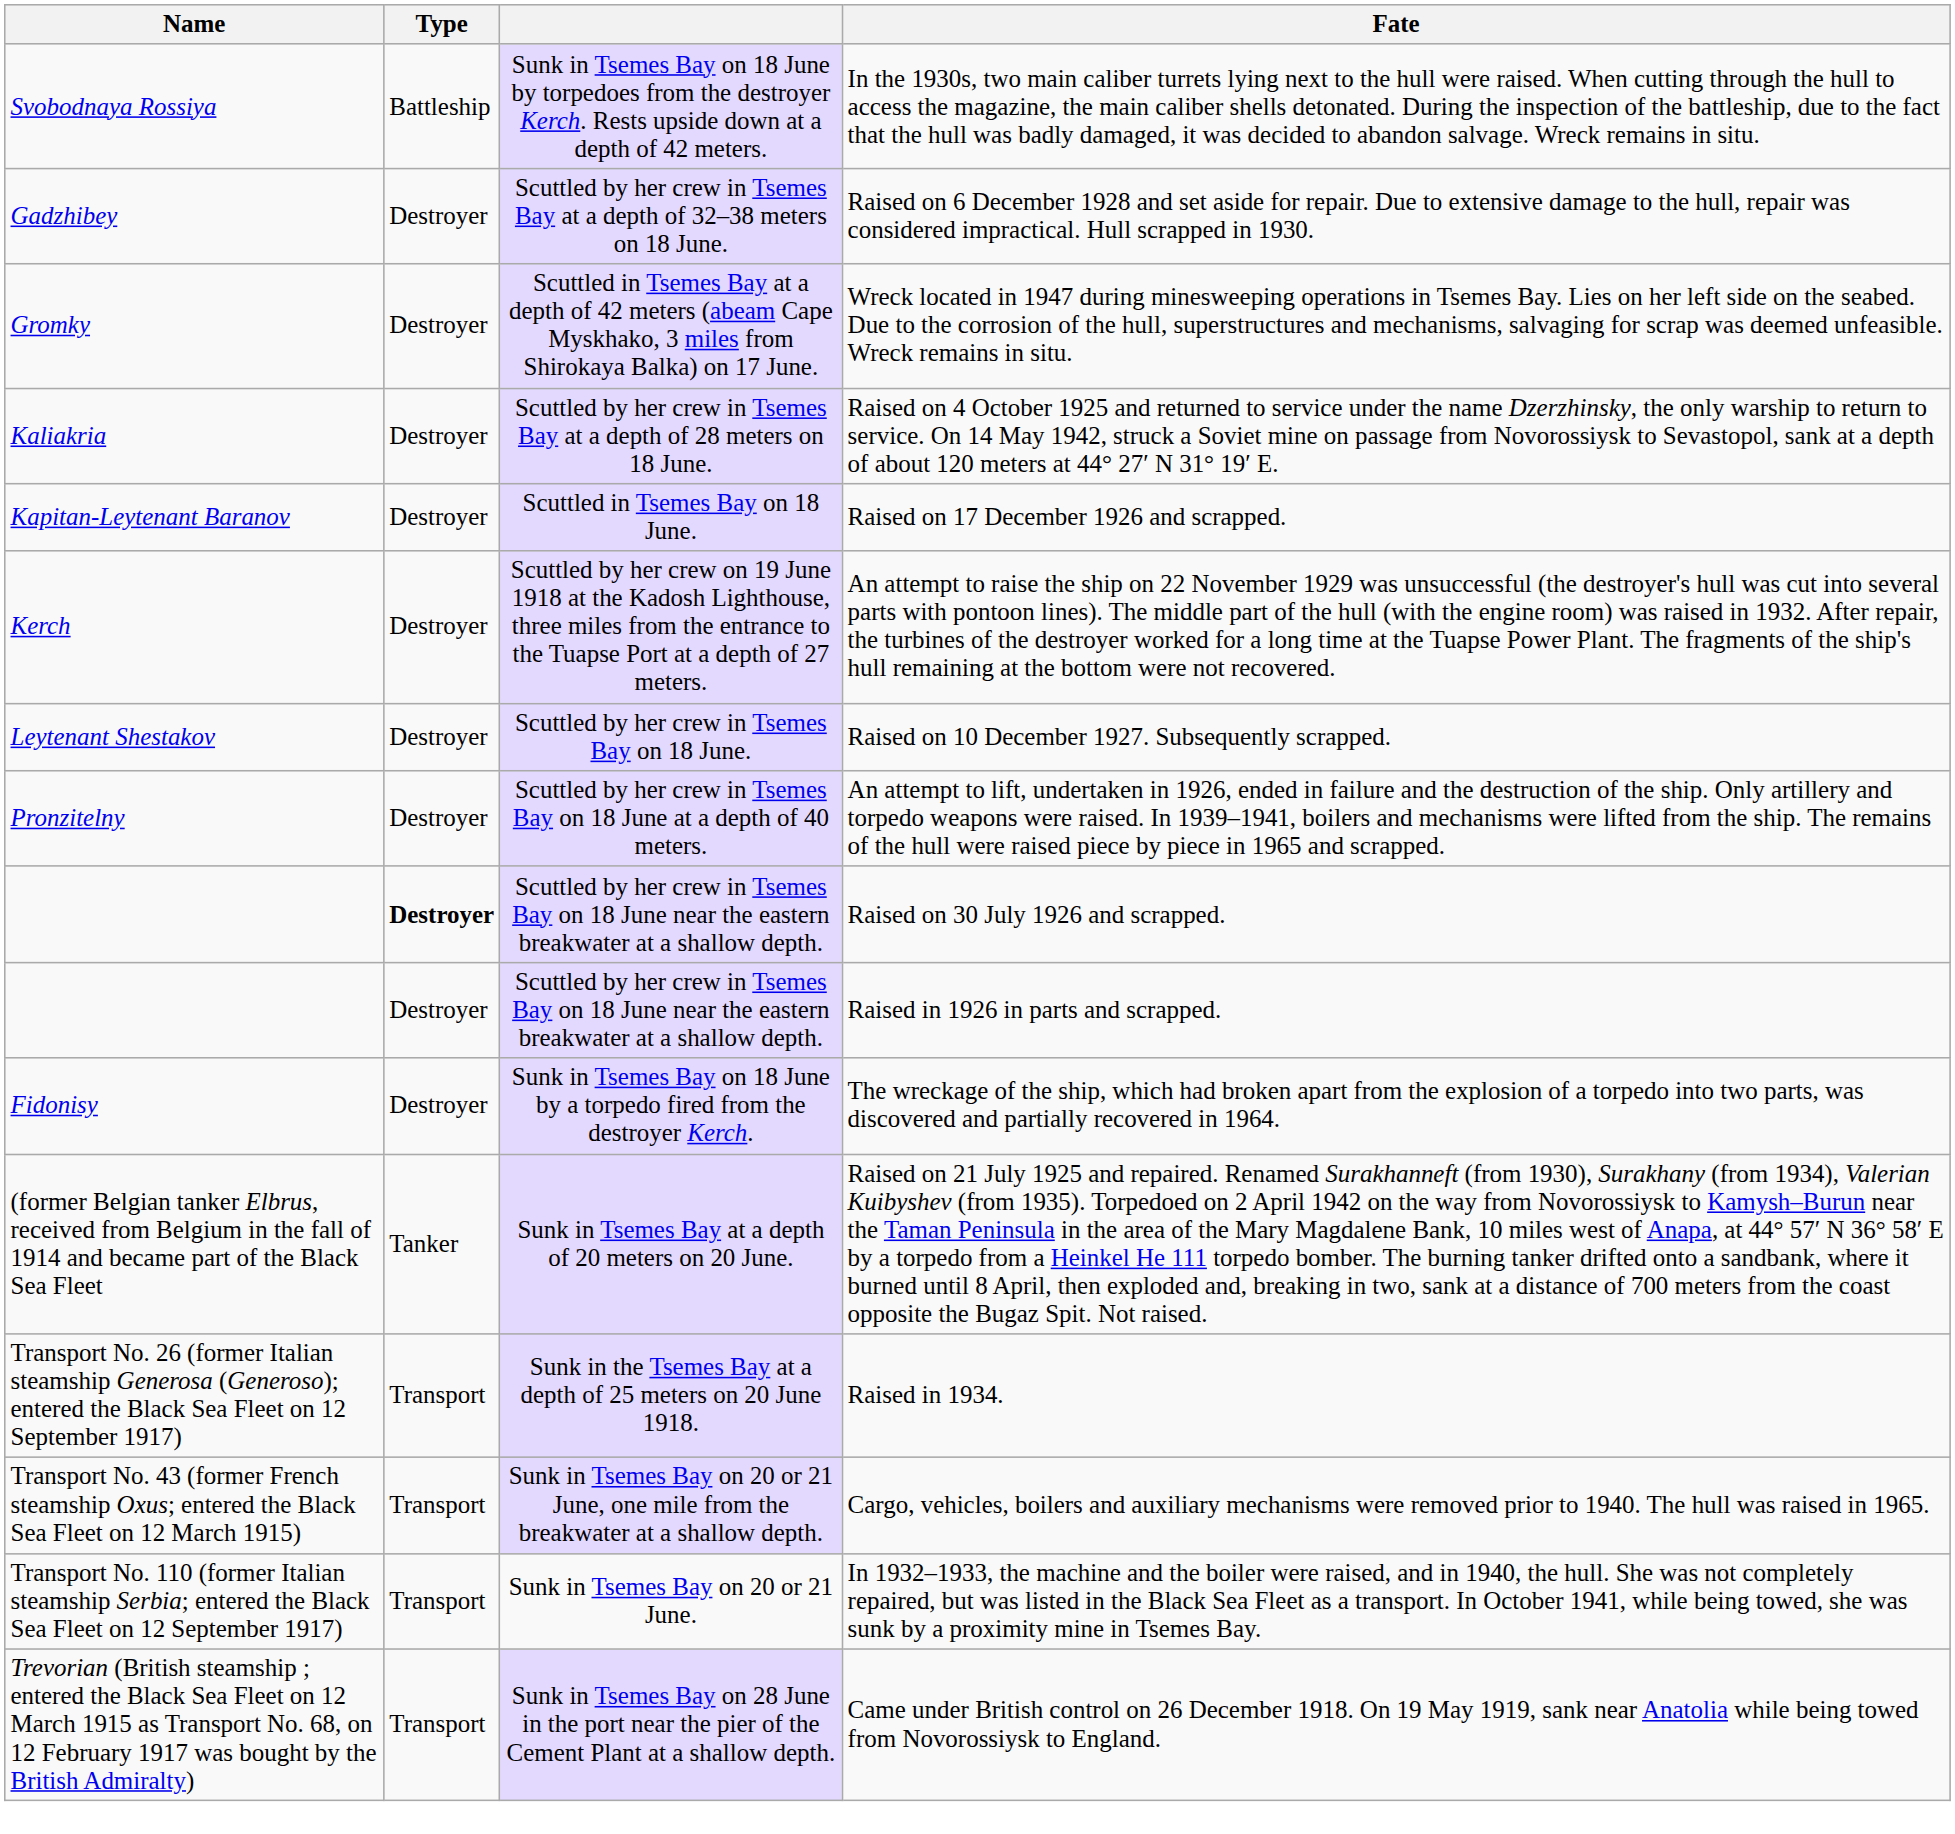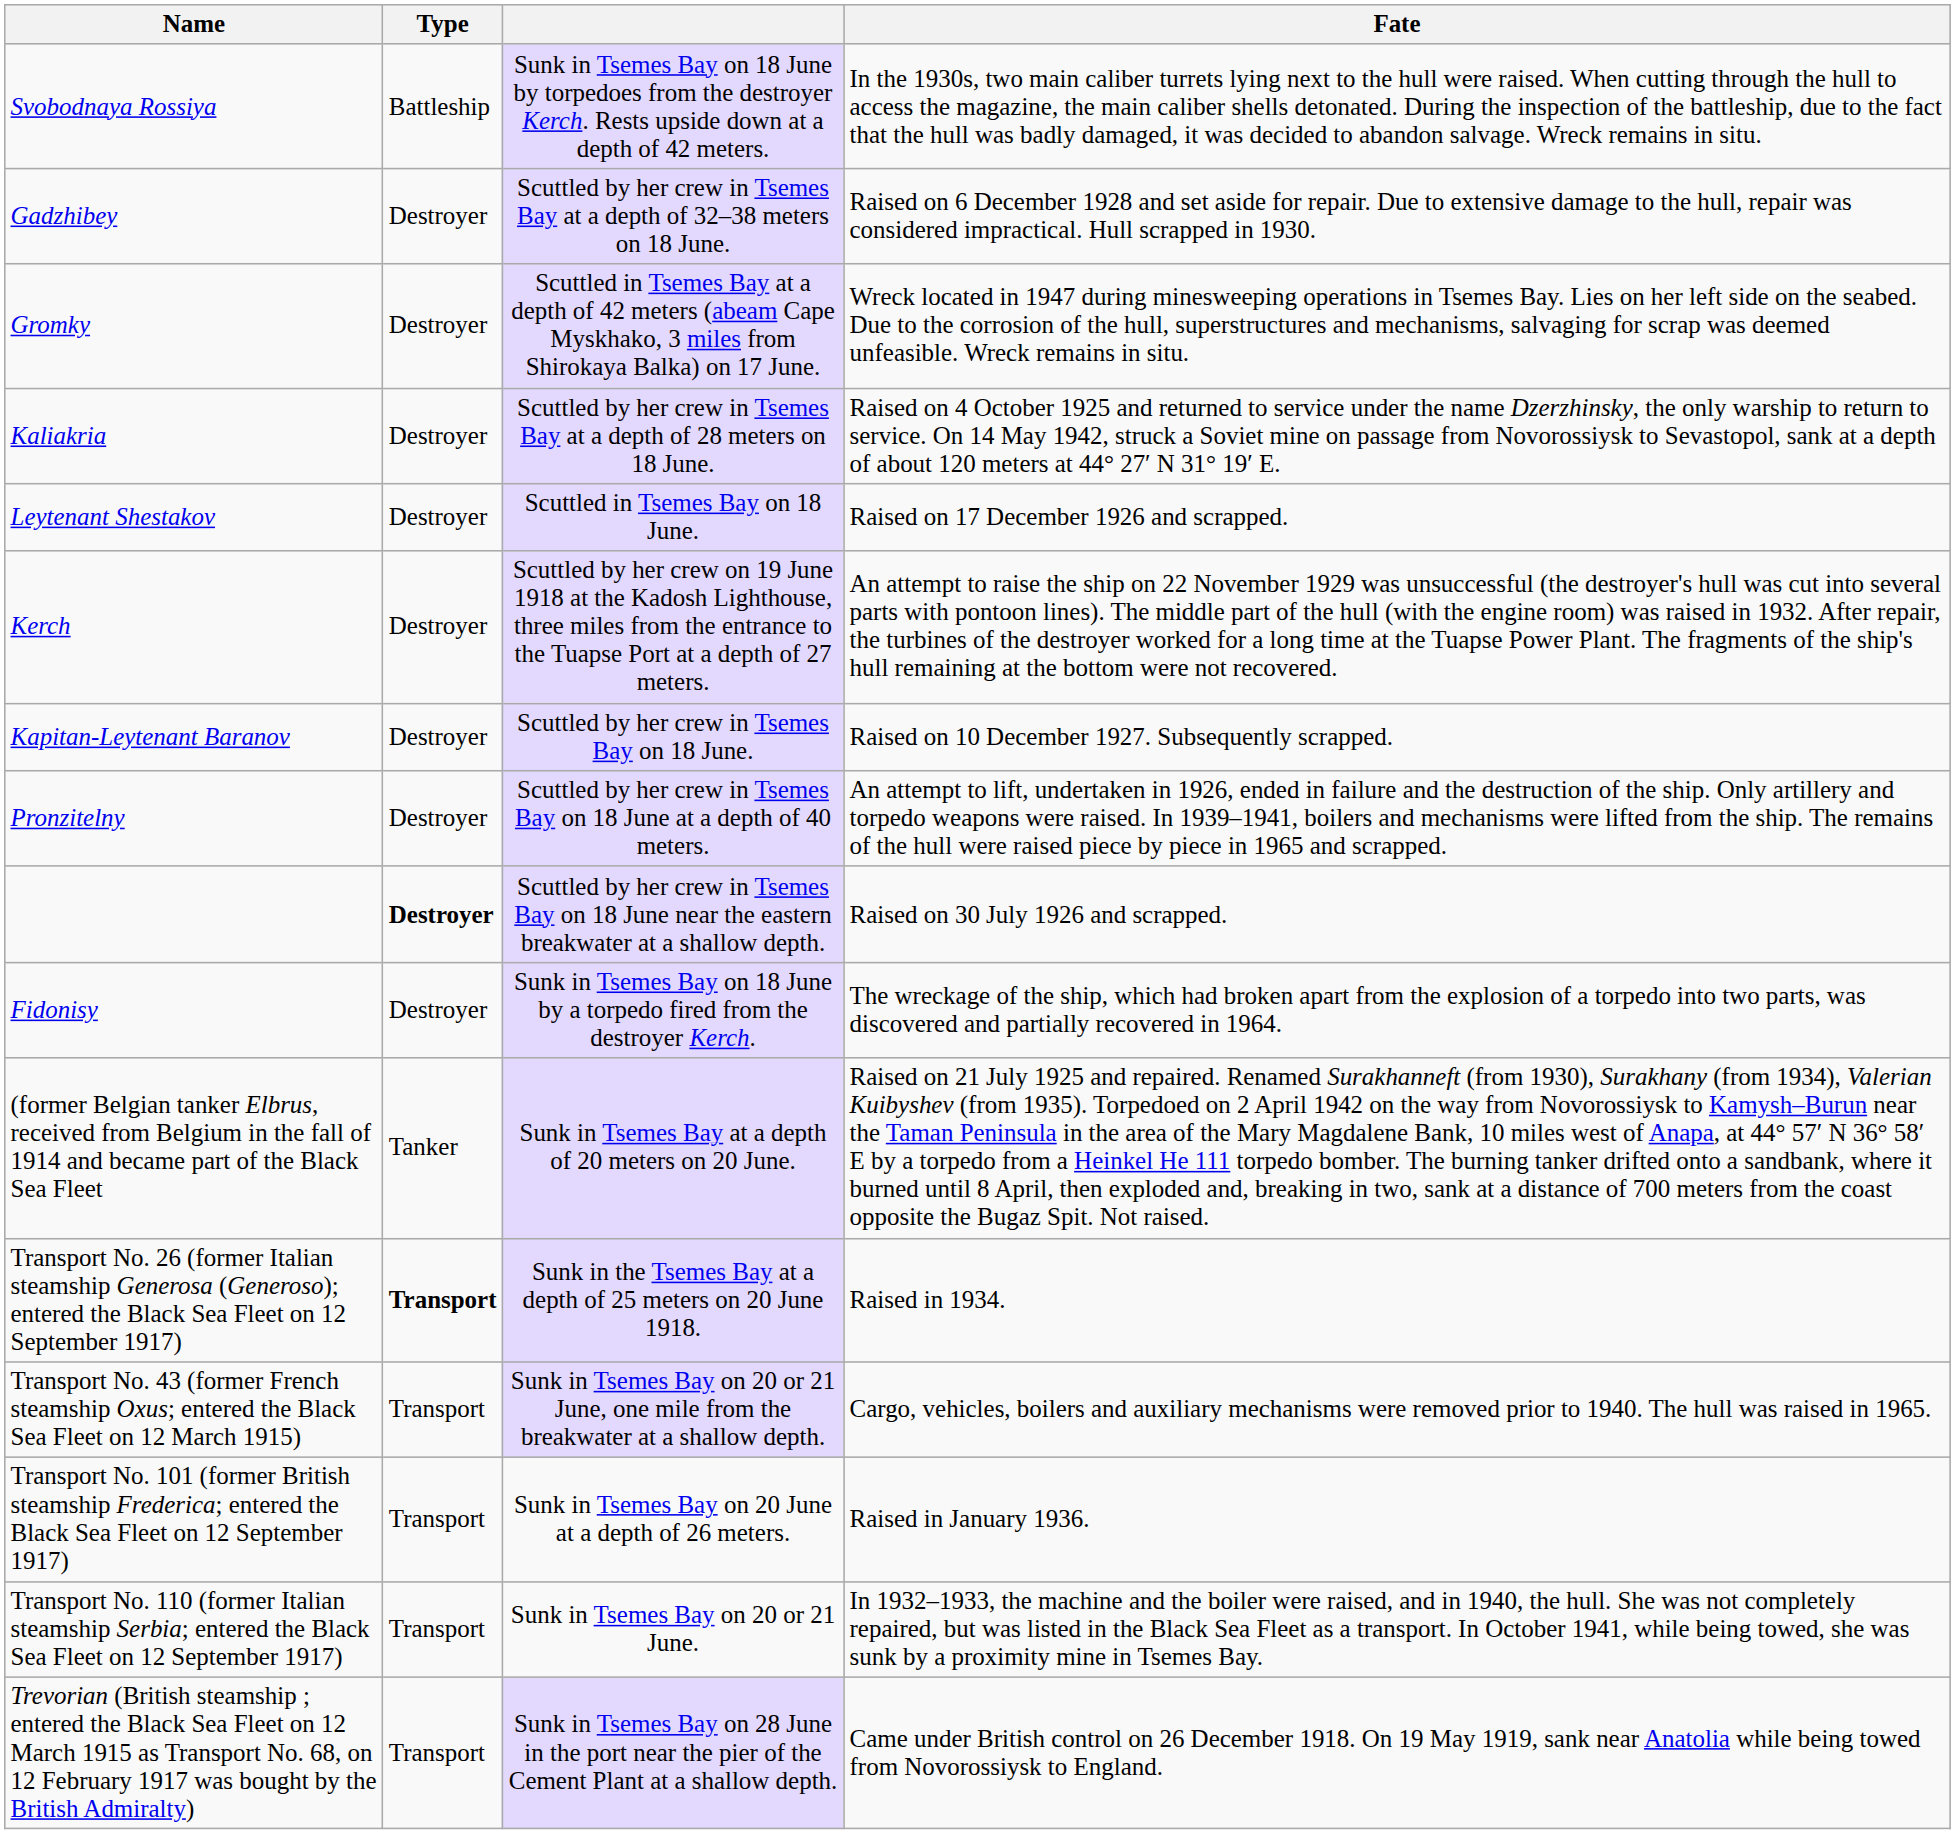(150, 517) Kapitan-Leytenant Baranov -> (113, 517) Leytenant Shestakov
(113, 736) Leytenant Shestakov -> (150, 736) Kapitan-Leytenant Baranov
- row: (1034, 1009)
(437, 1395) normal -> (443, 1299) bold
+ row: (969, 1519)
